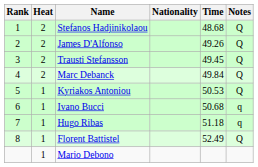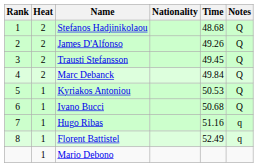(240, 107) q -> (240, 107) Q
(213, 123) 51.18 -> (213, 123) 51.16
(240, 138) Q -> (240, 138) q
